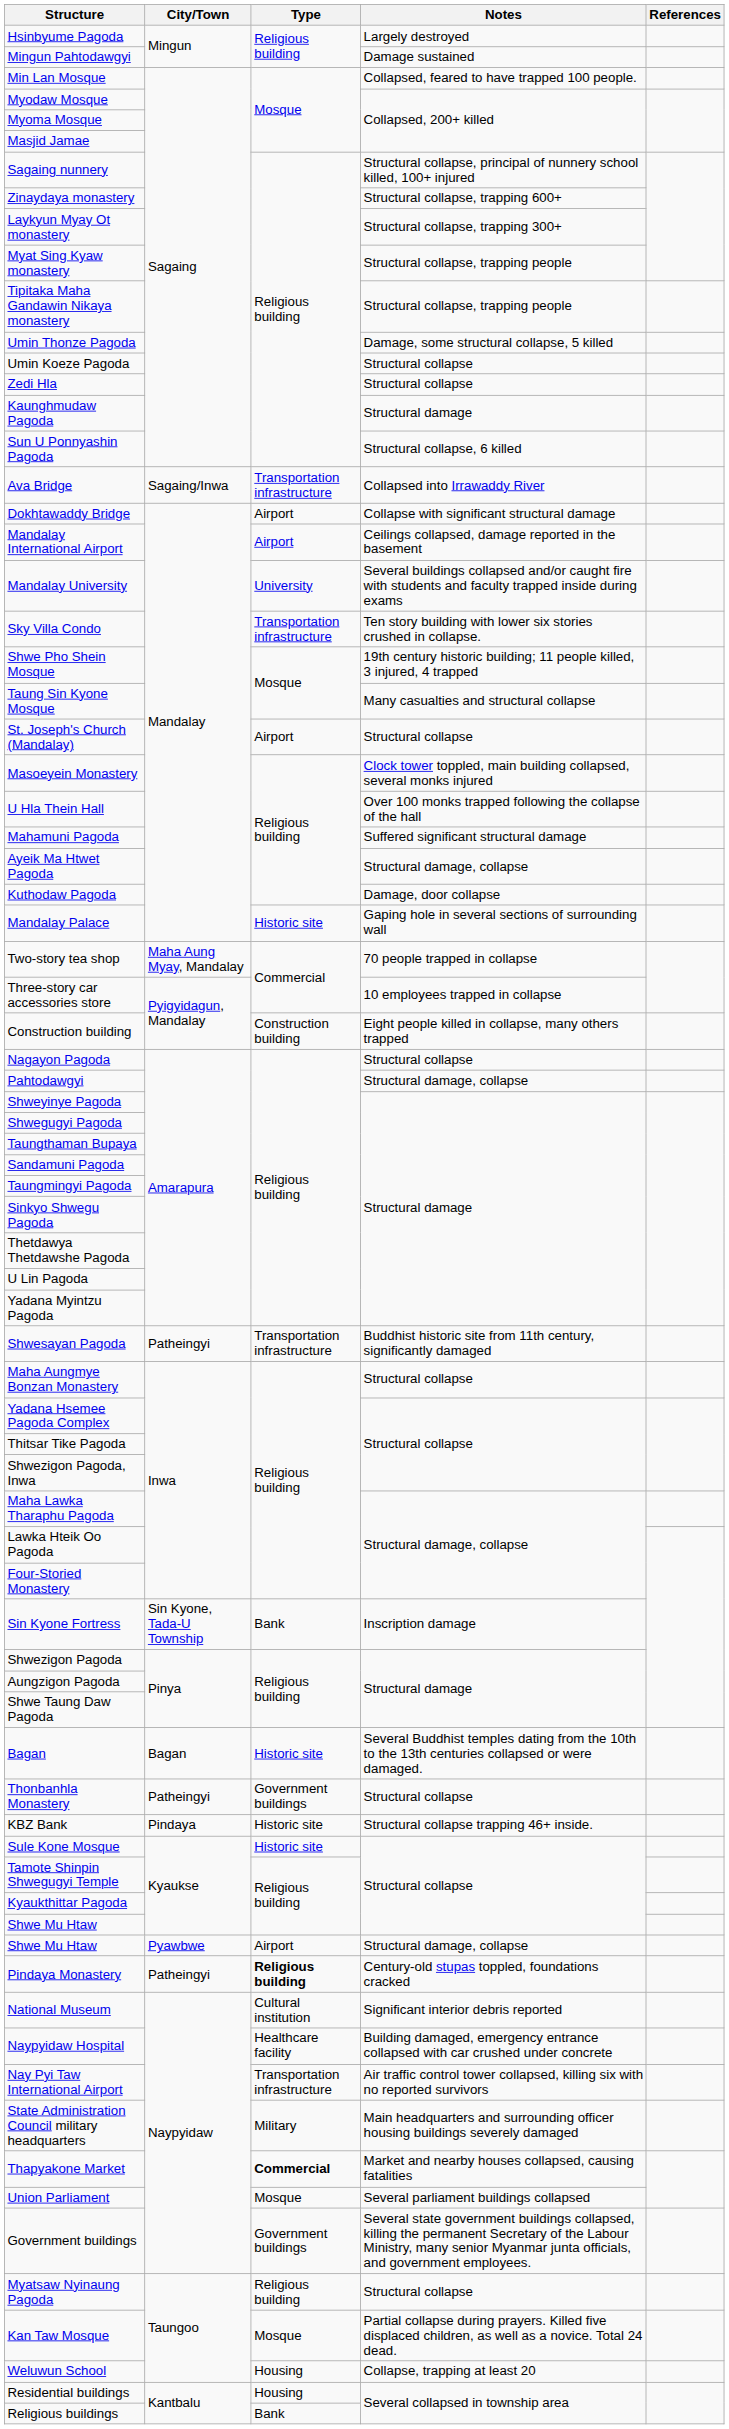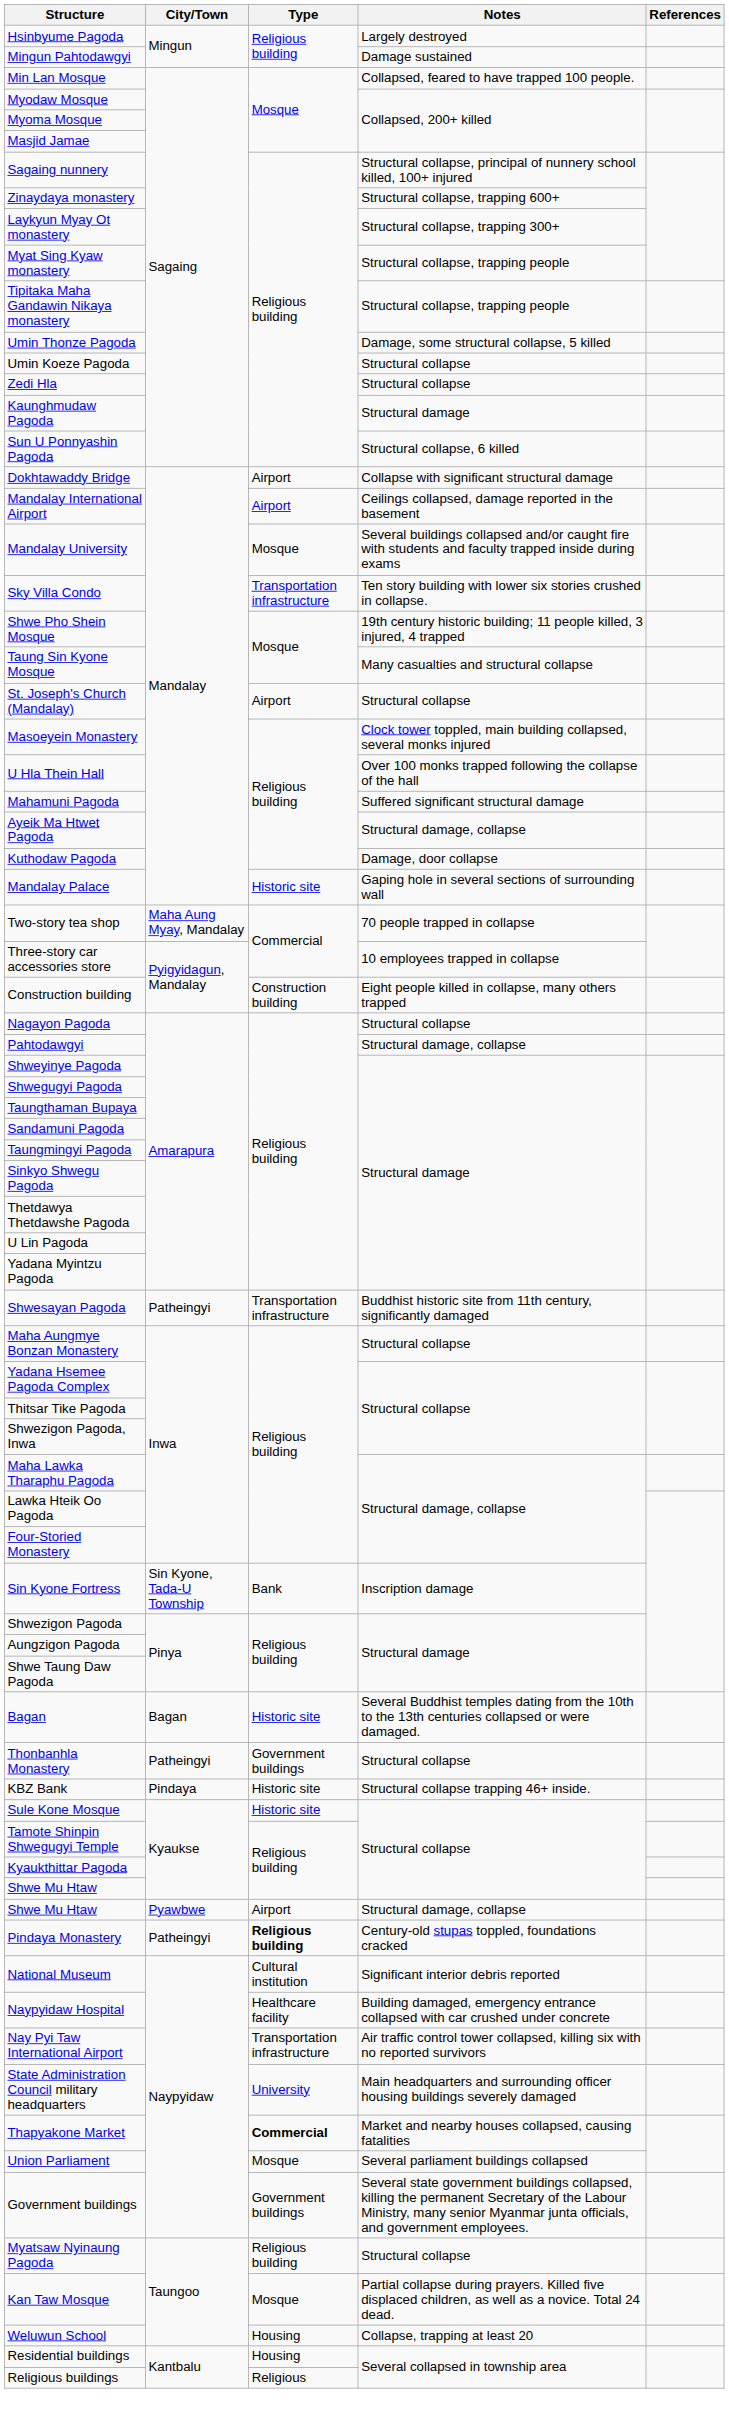- row: (40, 485)
(283, 585) University -> (275, 549) Mosque
(275, 2125) Military -> (281, 2089) University
(269, 2413) Bank -> (279, 2377) Religious
